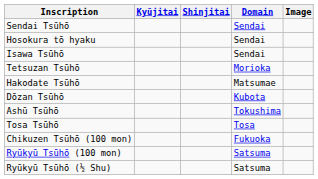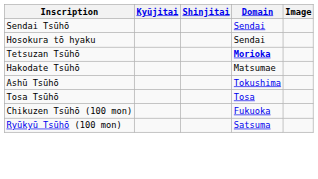- row: (35, 54)
(252, 68) normal -> (252, 54) bold
- row: (35, 97)
- row: (59, 168)
